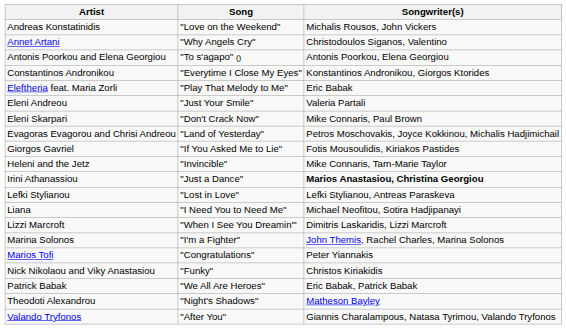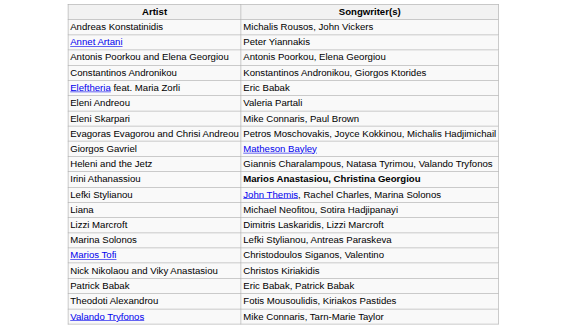- column: (241, 12)
(377, 42) Christodoulos Siganos, Valentino -> (277, 42) Peter Yiannakis
(383, 149) Fotis Mousoulidis, Kiriakos Pastides -> (280, 149) Matheson Bayley
(376, 164) Mike Connaris, Tarn-Marie Taylor -> (368, 164) Giannis Charalampous, Natasa Tyrimou, Valando Tryfonos
(380, 194) Lefki Stylianou, Antreas Paraskeva -> (342, 194) John Themis, Rachel Charles, Marina Solonos
(405, 240) John Themis, Rachel Charles, Marina Solonos -> (317, 240) Lefki Stylianou, Antreas Paraskeva
(340, 255) Peter Yiannakis -> (314, 255) Christodoulos Siganos, Valentino
(343, 301) Matheson Bayley -> (320, 301) Fotis Mousoulidis, Kiriakos Pastides
(431, 316) Giannis Charalampous, Natasa Tyrimou, Valando Tryfonos -> (314, 316) Mike Connaris, Tarn-Marie Taylor
